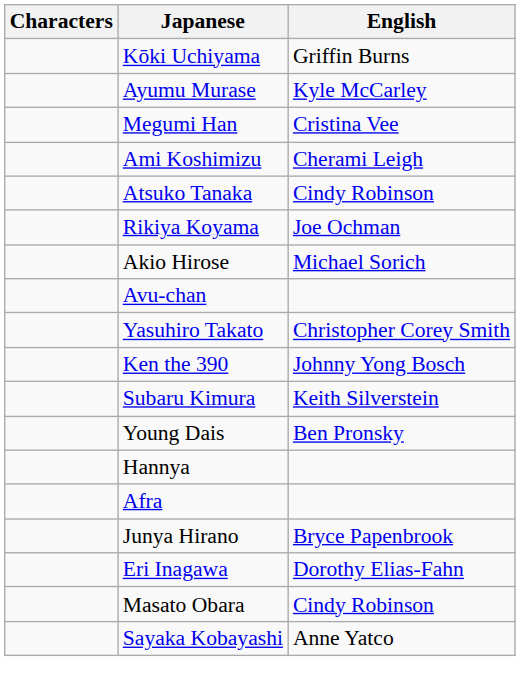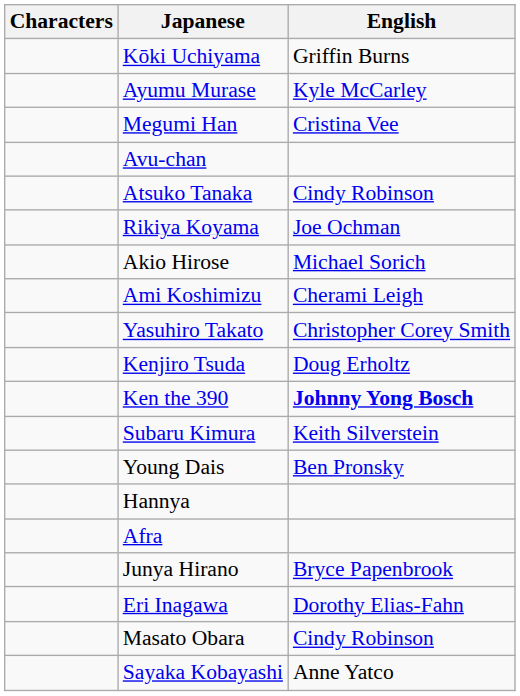rows swapped: (192, 158) <-> (165, 295)
+ row: (184, 364)
(379, 364) normal -> (383, 398) bold
